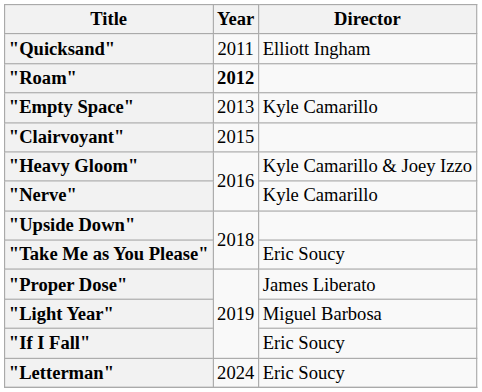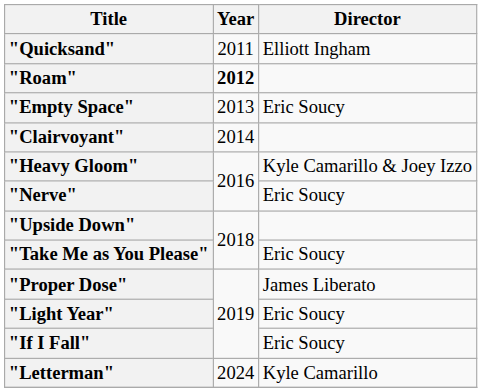(320, 107) Kyle Camarillo -> (304, 107) Eric Soucy
(236, 136) 2015 -> (236, 136) 2014
(320, 195) Kyle Camarillo -> (304, 195) Eric Soucy
(322, 313) Miguel Barbosa -> (304, 313) Eric Soucy
(304, 372) Eric Soucy -> (320, 372) Kyle Camarillo
